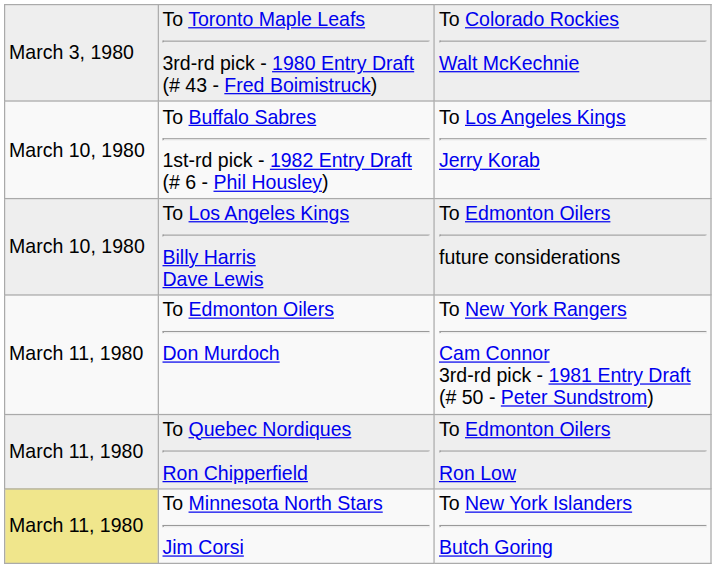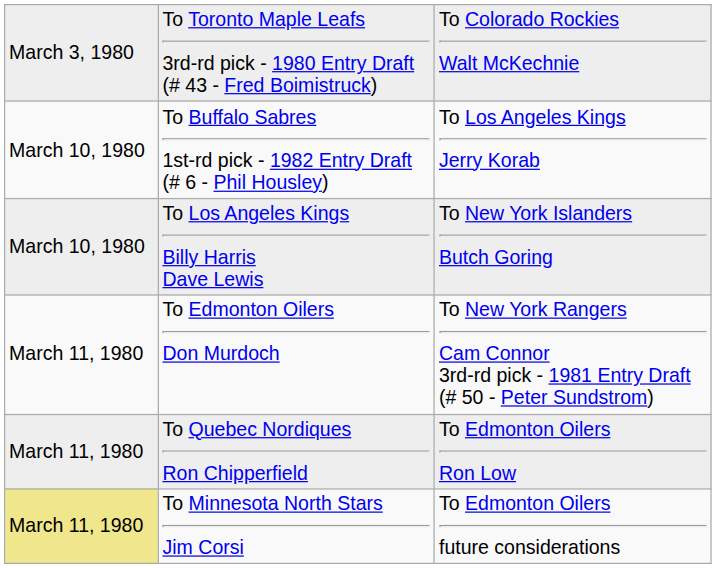(573, 235) To Edmonton Oilers future considerations -> (573, 235) To New York Islanders Butch Goring
(573, 526) To New York Islanders Butch Goring -> (573, 526) To Edmonton Oilers future considerations
